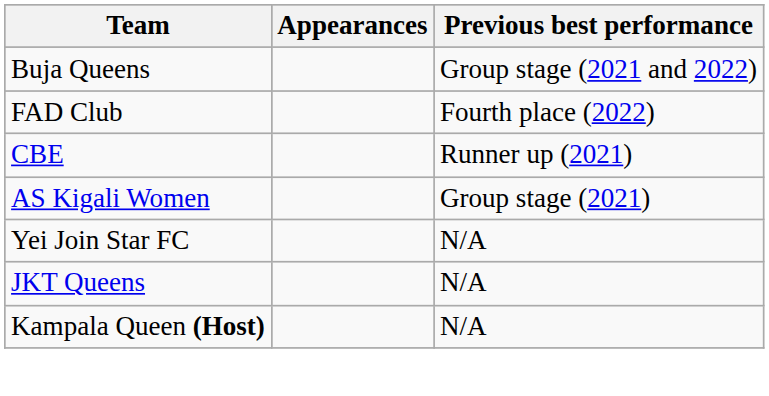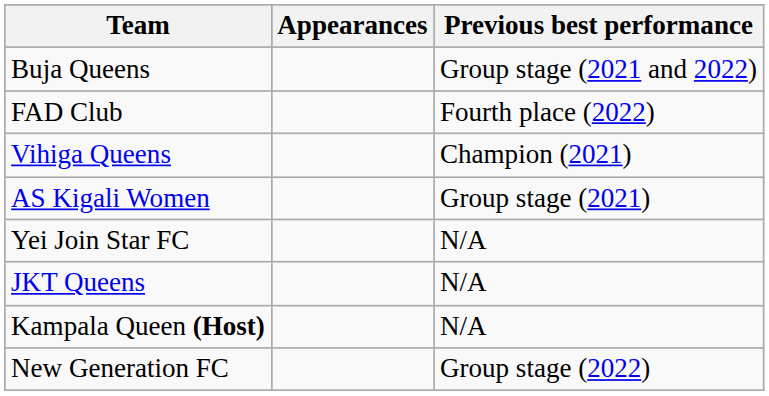- row: (37, 154)
+ row: (91, 154)
+ row: (120, 369)
